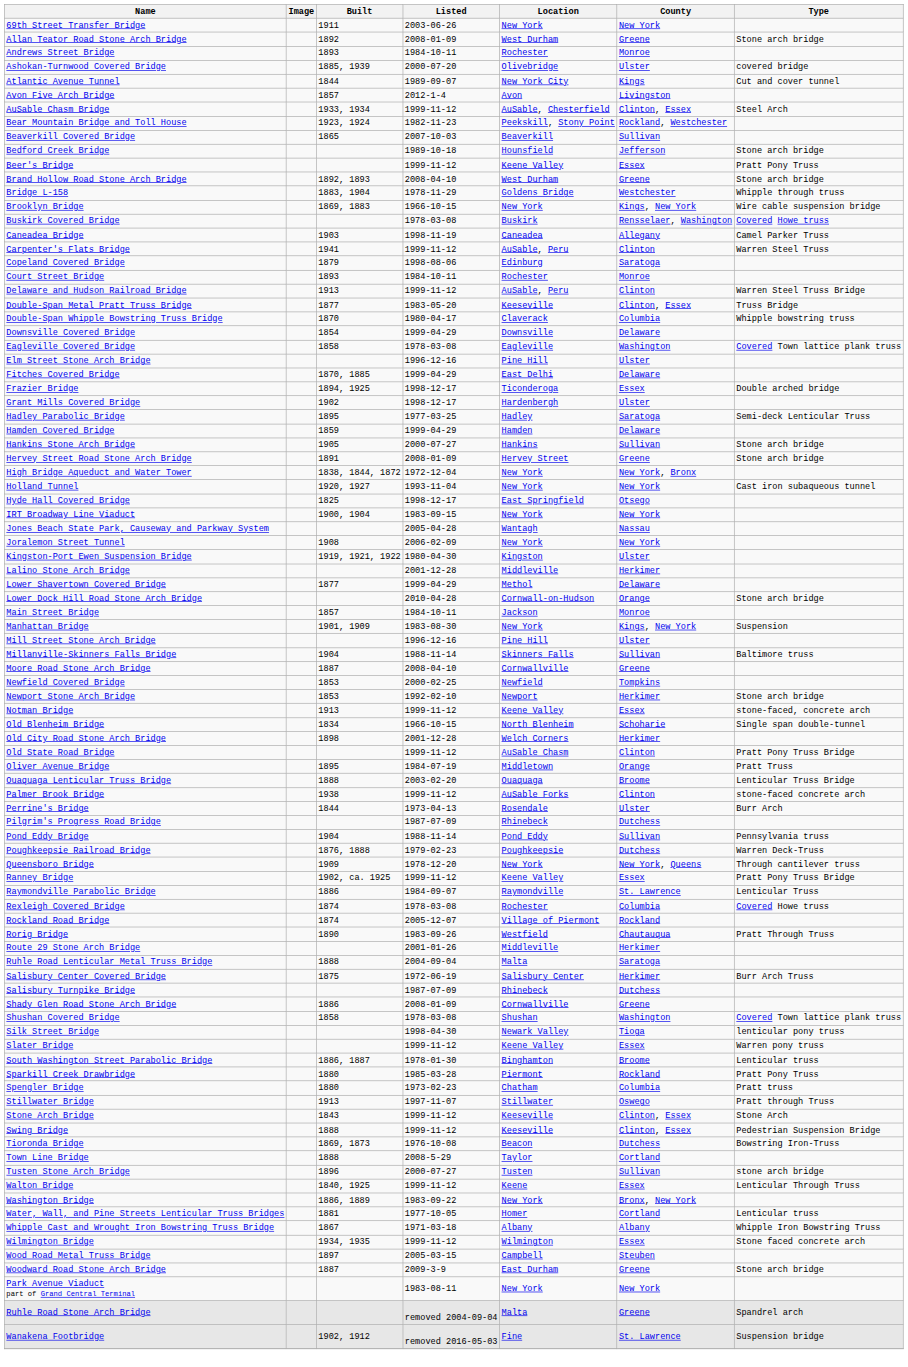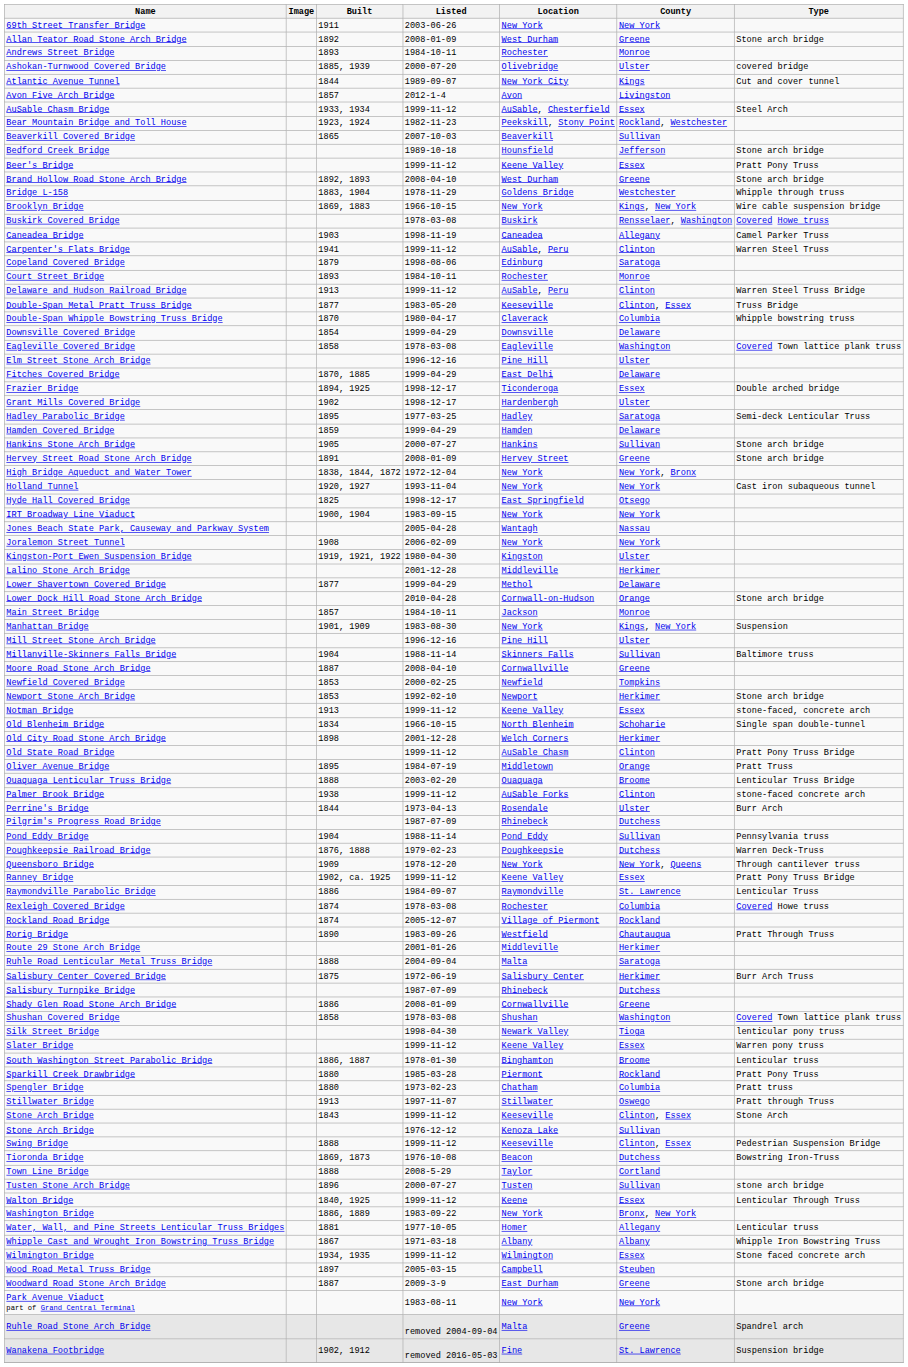(655, 109) Clinton, Essex -> (632, 109) Essex
+ row: (50, 1130)
(640, 1214) Cortland -> (640, 1228) Allegany
